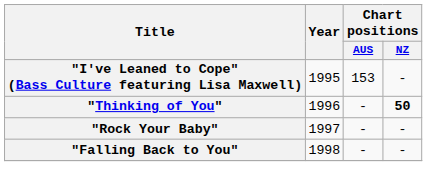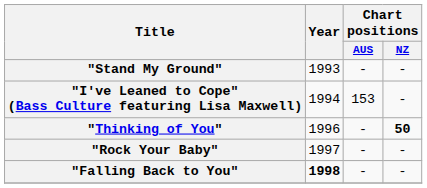+ row: (155, 70)
(324, 78) 1995 -> (324, 99) 1994
(324, 150) normal -> (324, 172) bold
